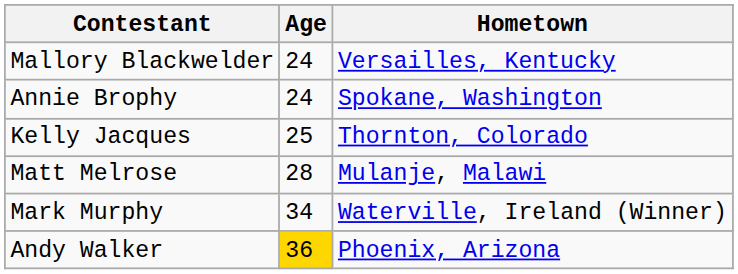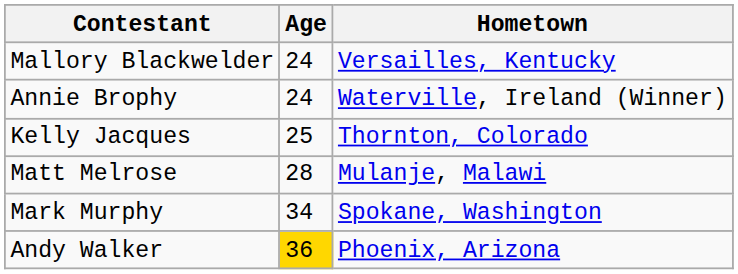(470, 99) Spokane, Washington -> (532, 99) Waterville, Ireland (Winner)
(532, 212) Waterville, Ireland (Winner) -> (470, 212) Spokane, Washington
